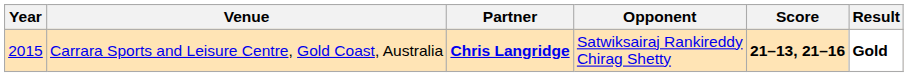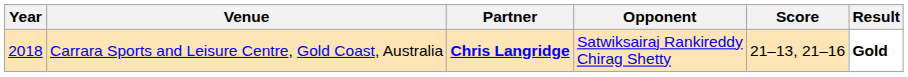(25, 50) 2015 -> (25, 50) 2018
(798, 50) bold -> (798, 50) normal
